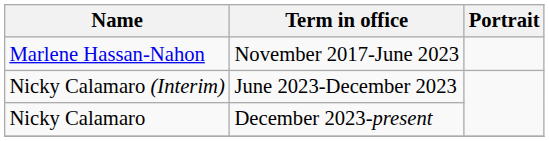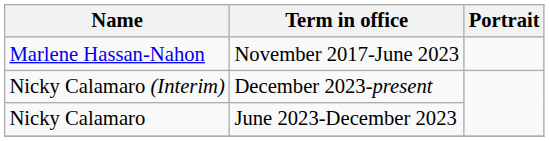(346, 86) June 2023-December 2023 -> (333, 86) December 2023-present
(333, 119) December 2023-present -> (346, 119) June 2023-December 2023
